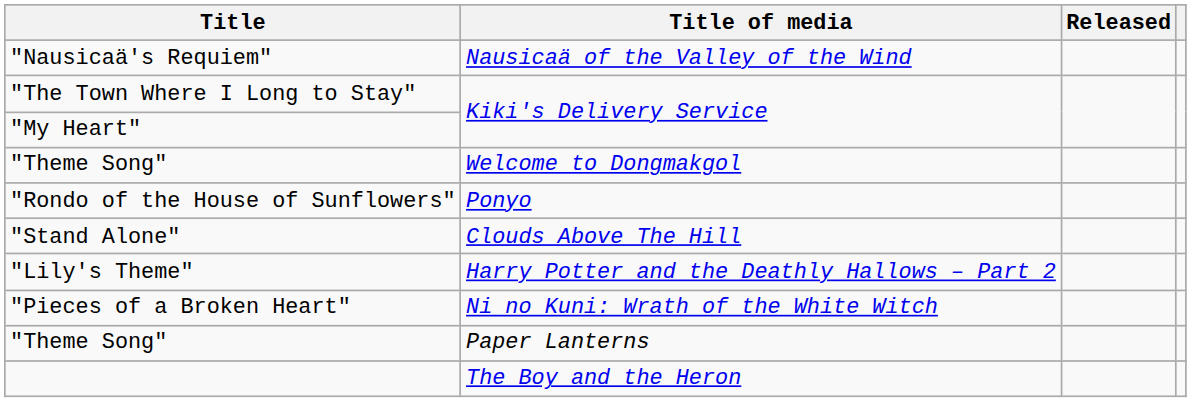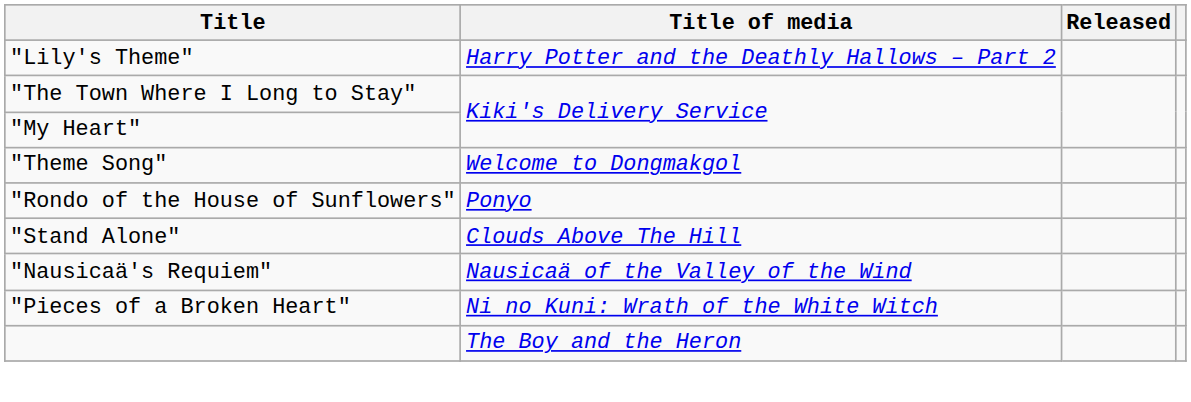rows swapped: (141, 58) <-> (102, 272)
- row: (89, 343)
